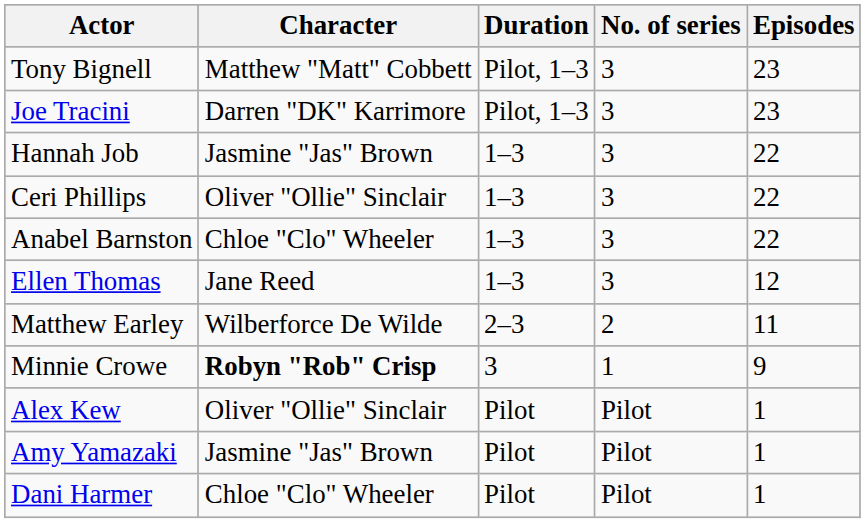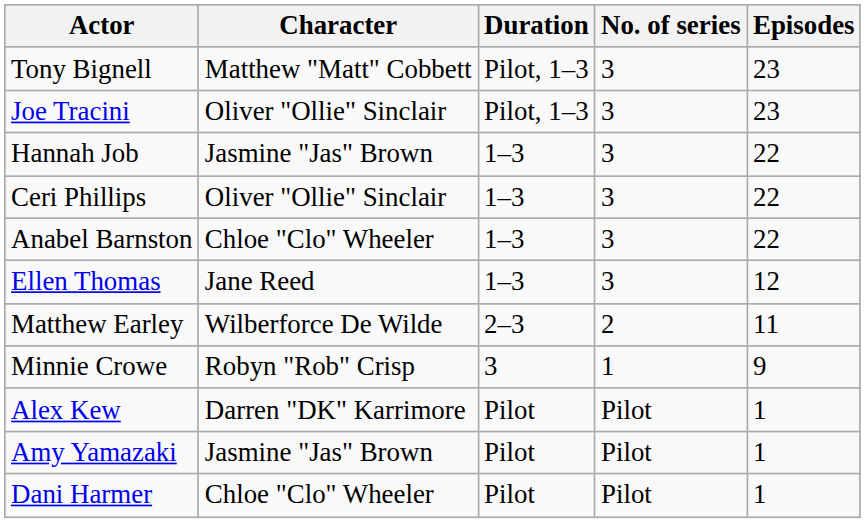(335, 111) Darren "DK" Karrimore -> (326, 111) Oliver "Ollie" Sinclair
(321, 366) bold -> (310, 366) normal
(326, 409) Oliver "Ollie" Sinclair -> (335, 409) Darren "DK" Karrimore
